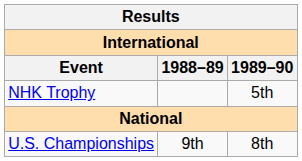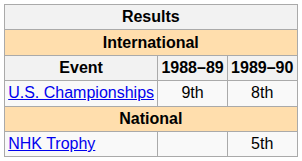rows swapped: (52, 93) <-> (81, 144)
